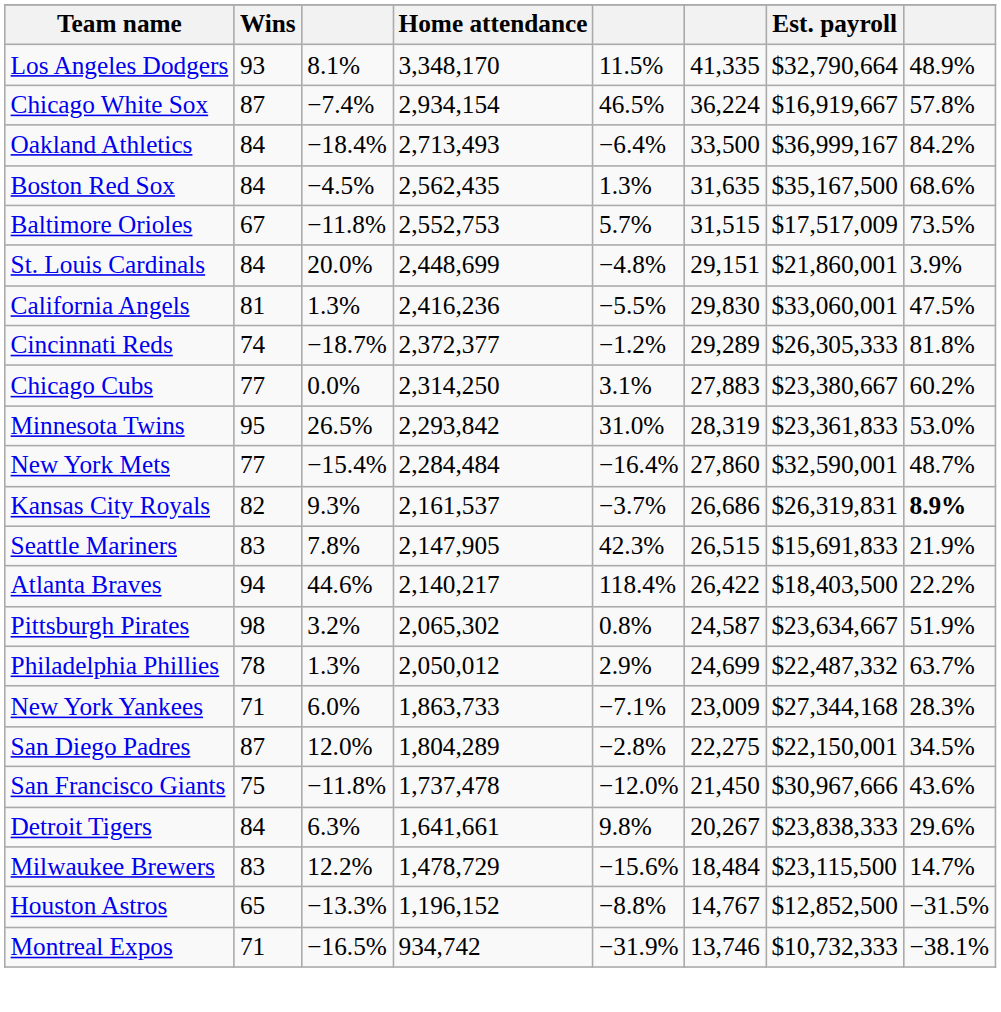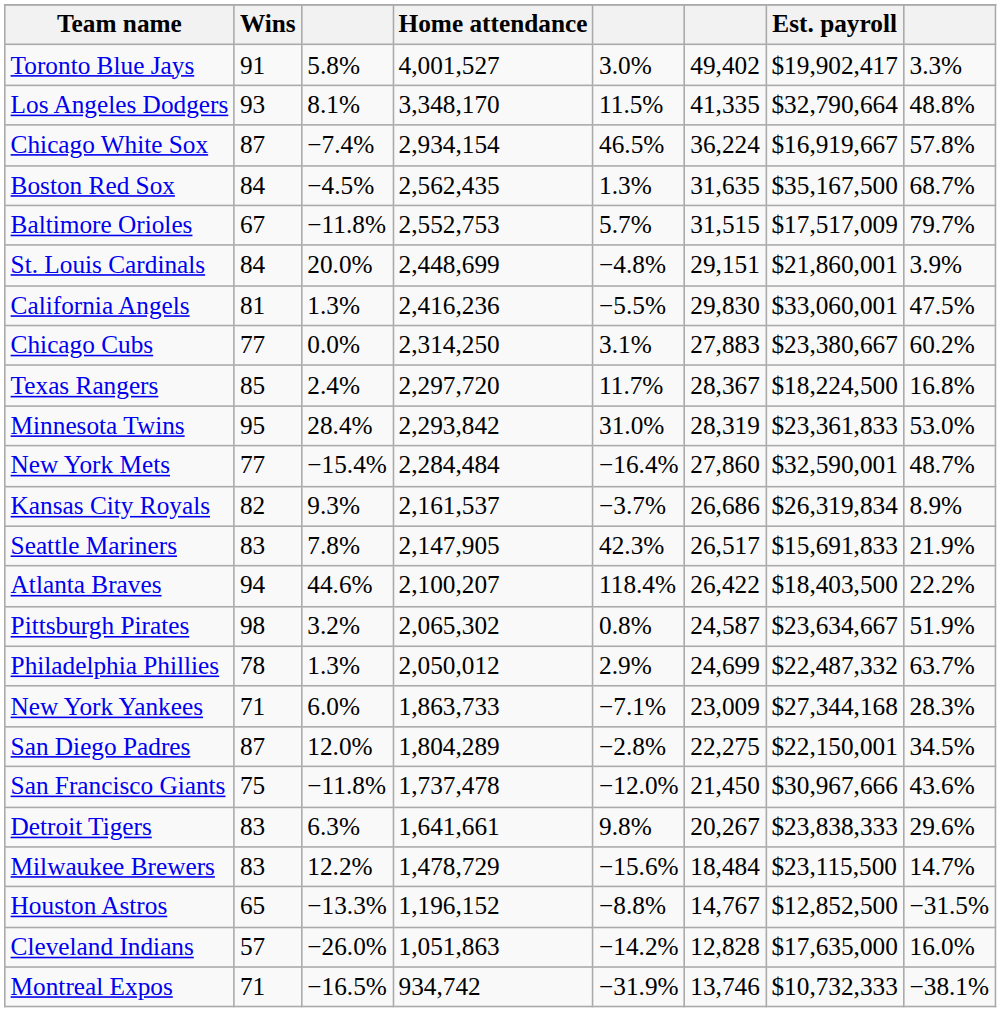+ row: (102, 64)
(942, 64) 48.9% -> (942, 104) 48.8%
- row: (102, 144)
(942, 184) 68.6% -> (942, 184) 68.7%
(942, 225) 73.5% -> (942, 225) 79.7%
- row: (92, 345)
+ row: (84, 385)
(340, 425) 26.5% -> (340, 425) 28.4%
(835, 505) $26,319,831 -> (835, 505) $26,319,834
(938, 505) bold -> (936, 505) normal
(725, 545) 26,515 -> (725, 545) 26,517
(449, 585) 2,140,217 -> (449, 585) 2,100,207
(253, 826) 84 -> (253, 826) 83
+ row: (102, 946)
